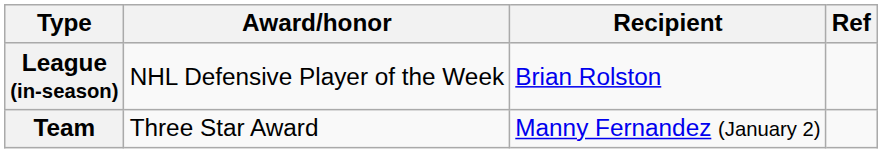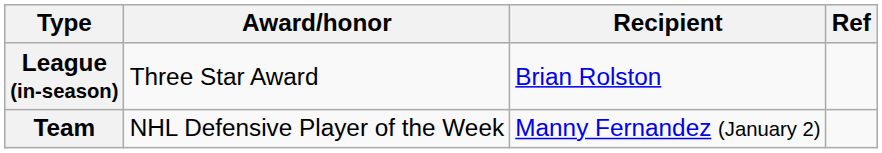(317, 76) NHL Defensive Player of the Week -> (224, 76) Three Star Award
(224, 128) Three Star Award -> (317, 128) NHL Defensive Player of the Week
